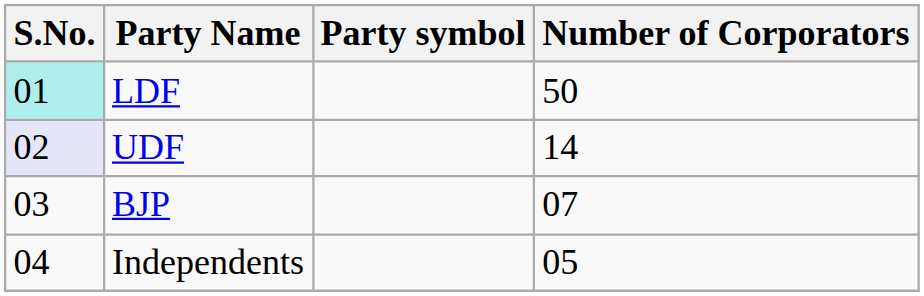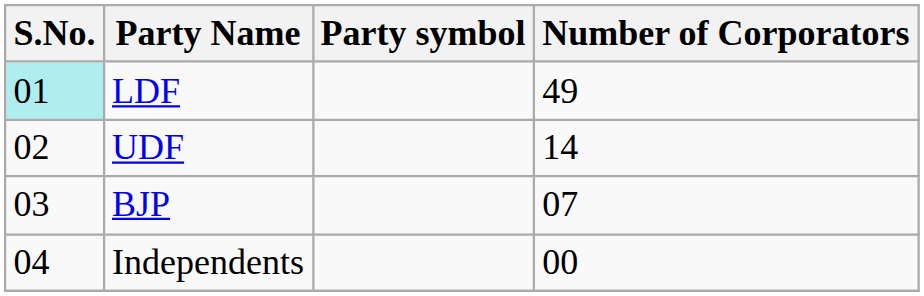(560, 90) 50 -> (560, 90) 49
(31, 147) lavender background -> (31, 147) no background
(560, 261) 05 -> (560, 261) 00
